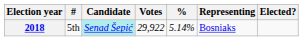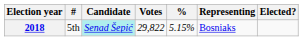(151, 28) 29,922 -> (151, 28) 29,822
(182, 28) 5.14% -> (182, 28) 5.15%
